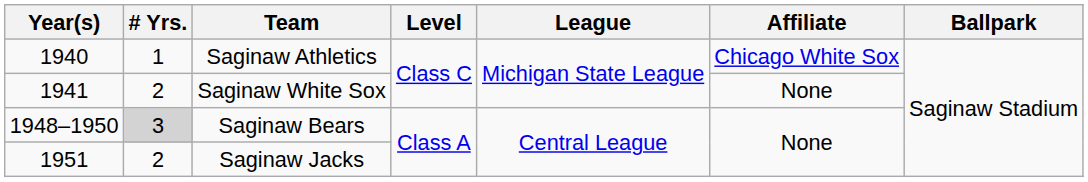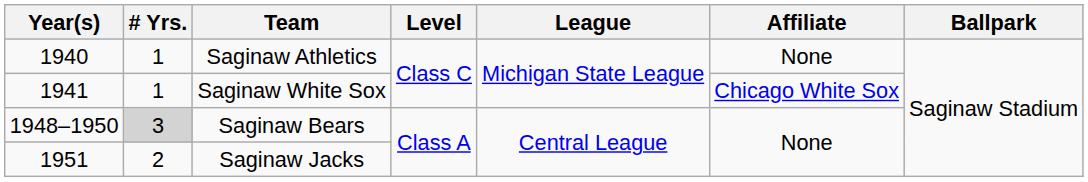(807, 57) Chicago White Sox -> (807, 57) None
(158, 91) 2 -> (158, 91) 1
(807, 91) None -> (807, 91) Chicago White Sox
